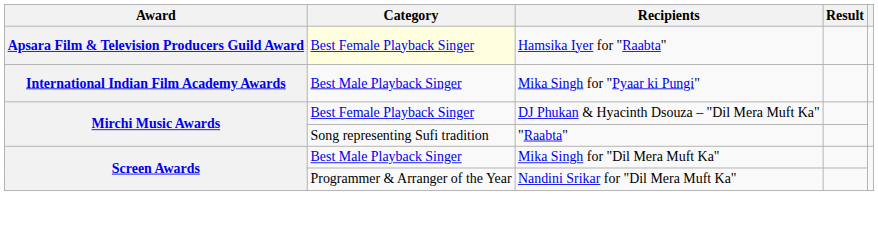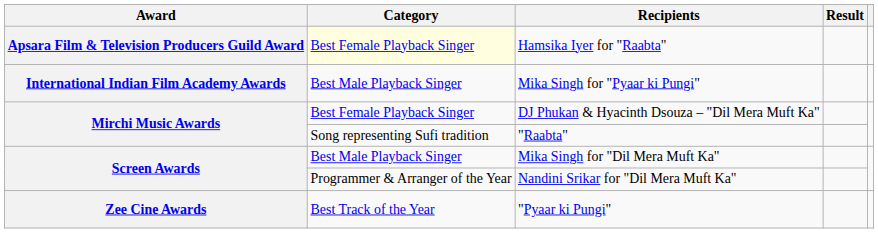+ row: (565, 209)
